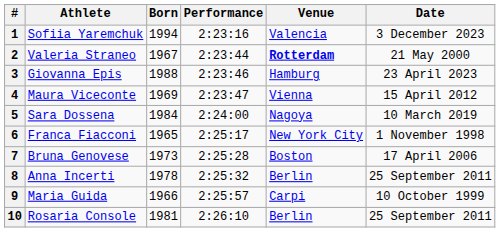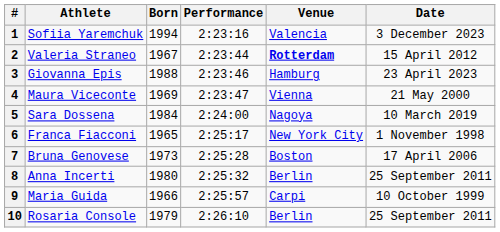(430, 55) 21 May 2000 -> (430, 55) 15 April 2012
(430, 95) 15 April 2012 -> (430, 95) 21 May 2000
(164, 176) 1978 -> (164, 176) 1980
(164, 217) 1981 -> (164, 217) 1979
